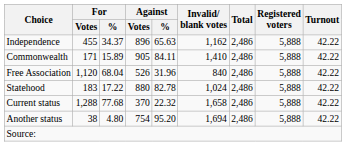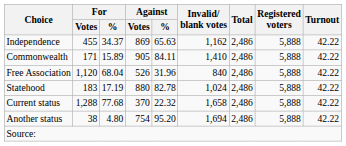(143, 42) 896 -> (143, 42) 869
(112, 88) 17.22 -> (112, 88) 17.19
